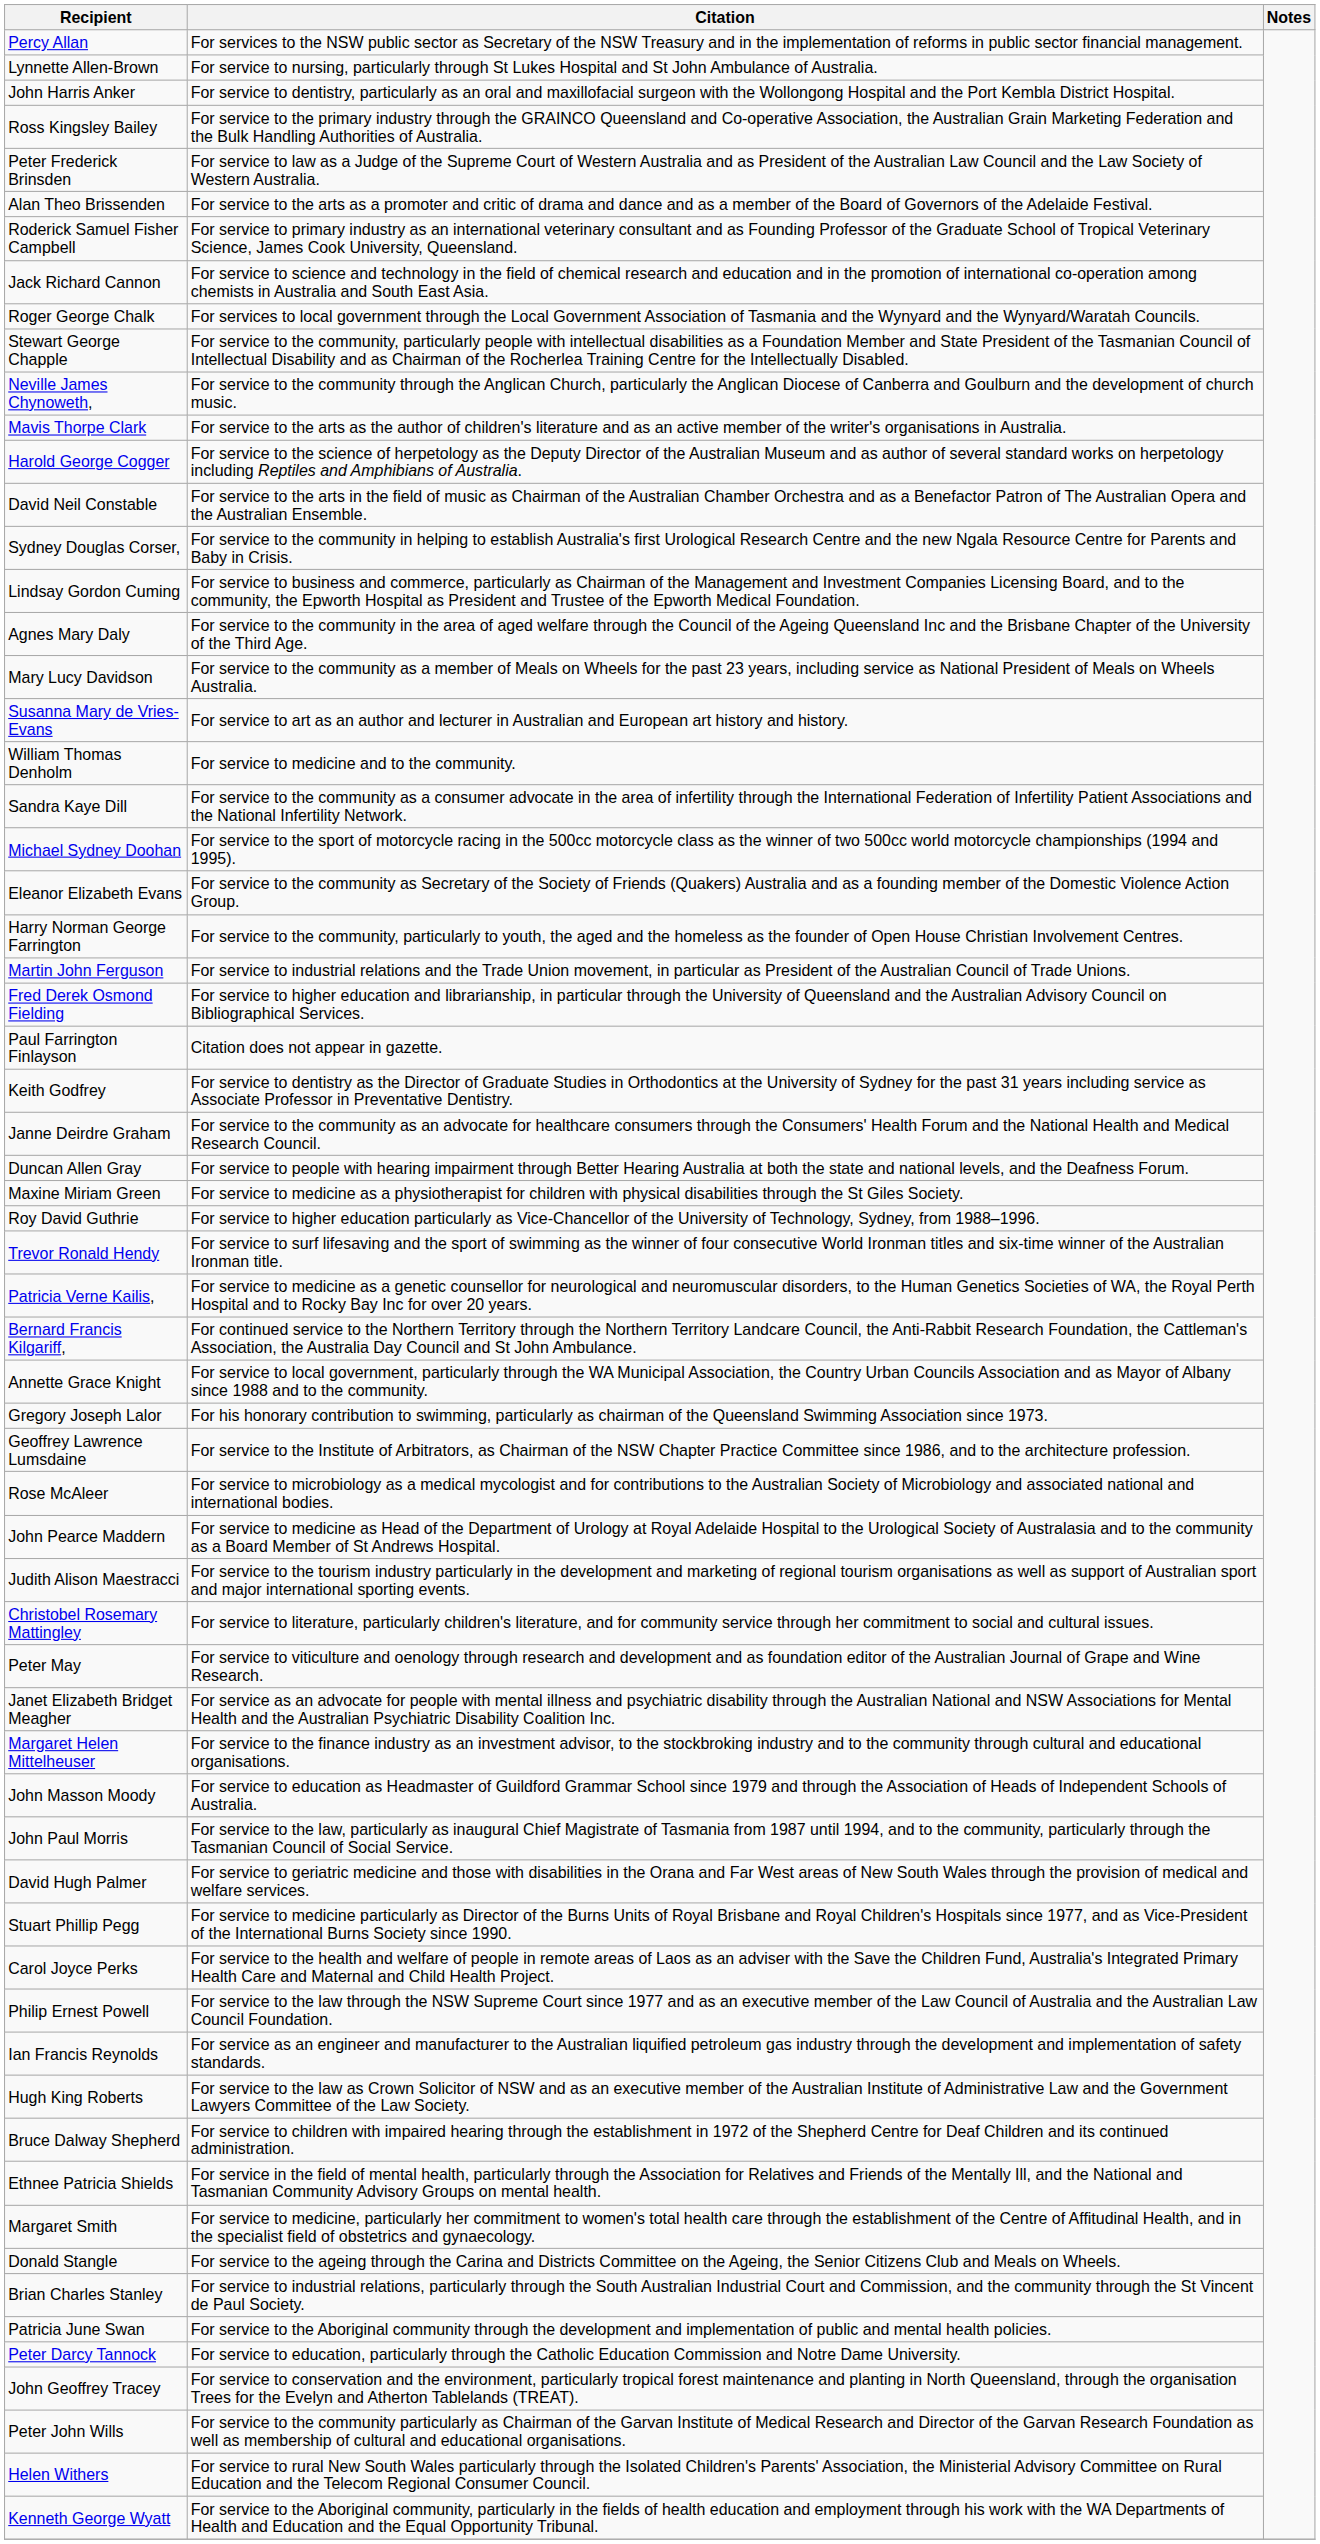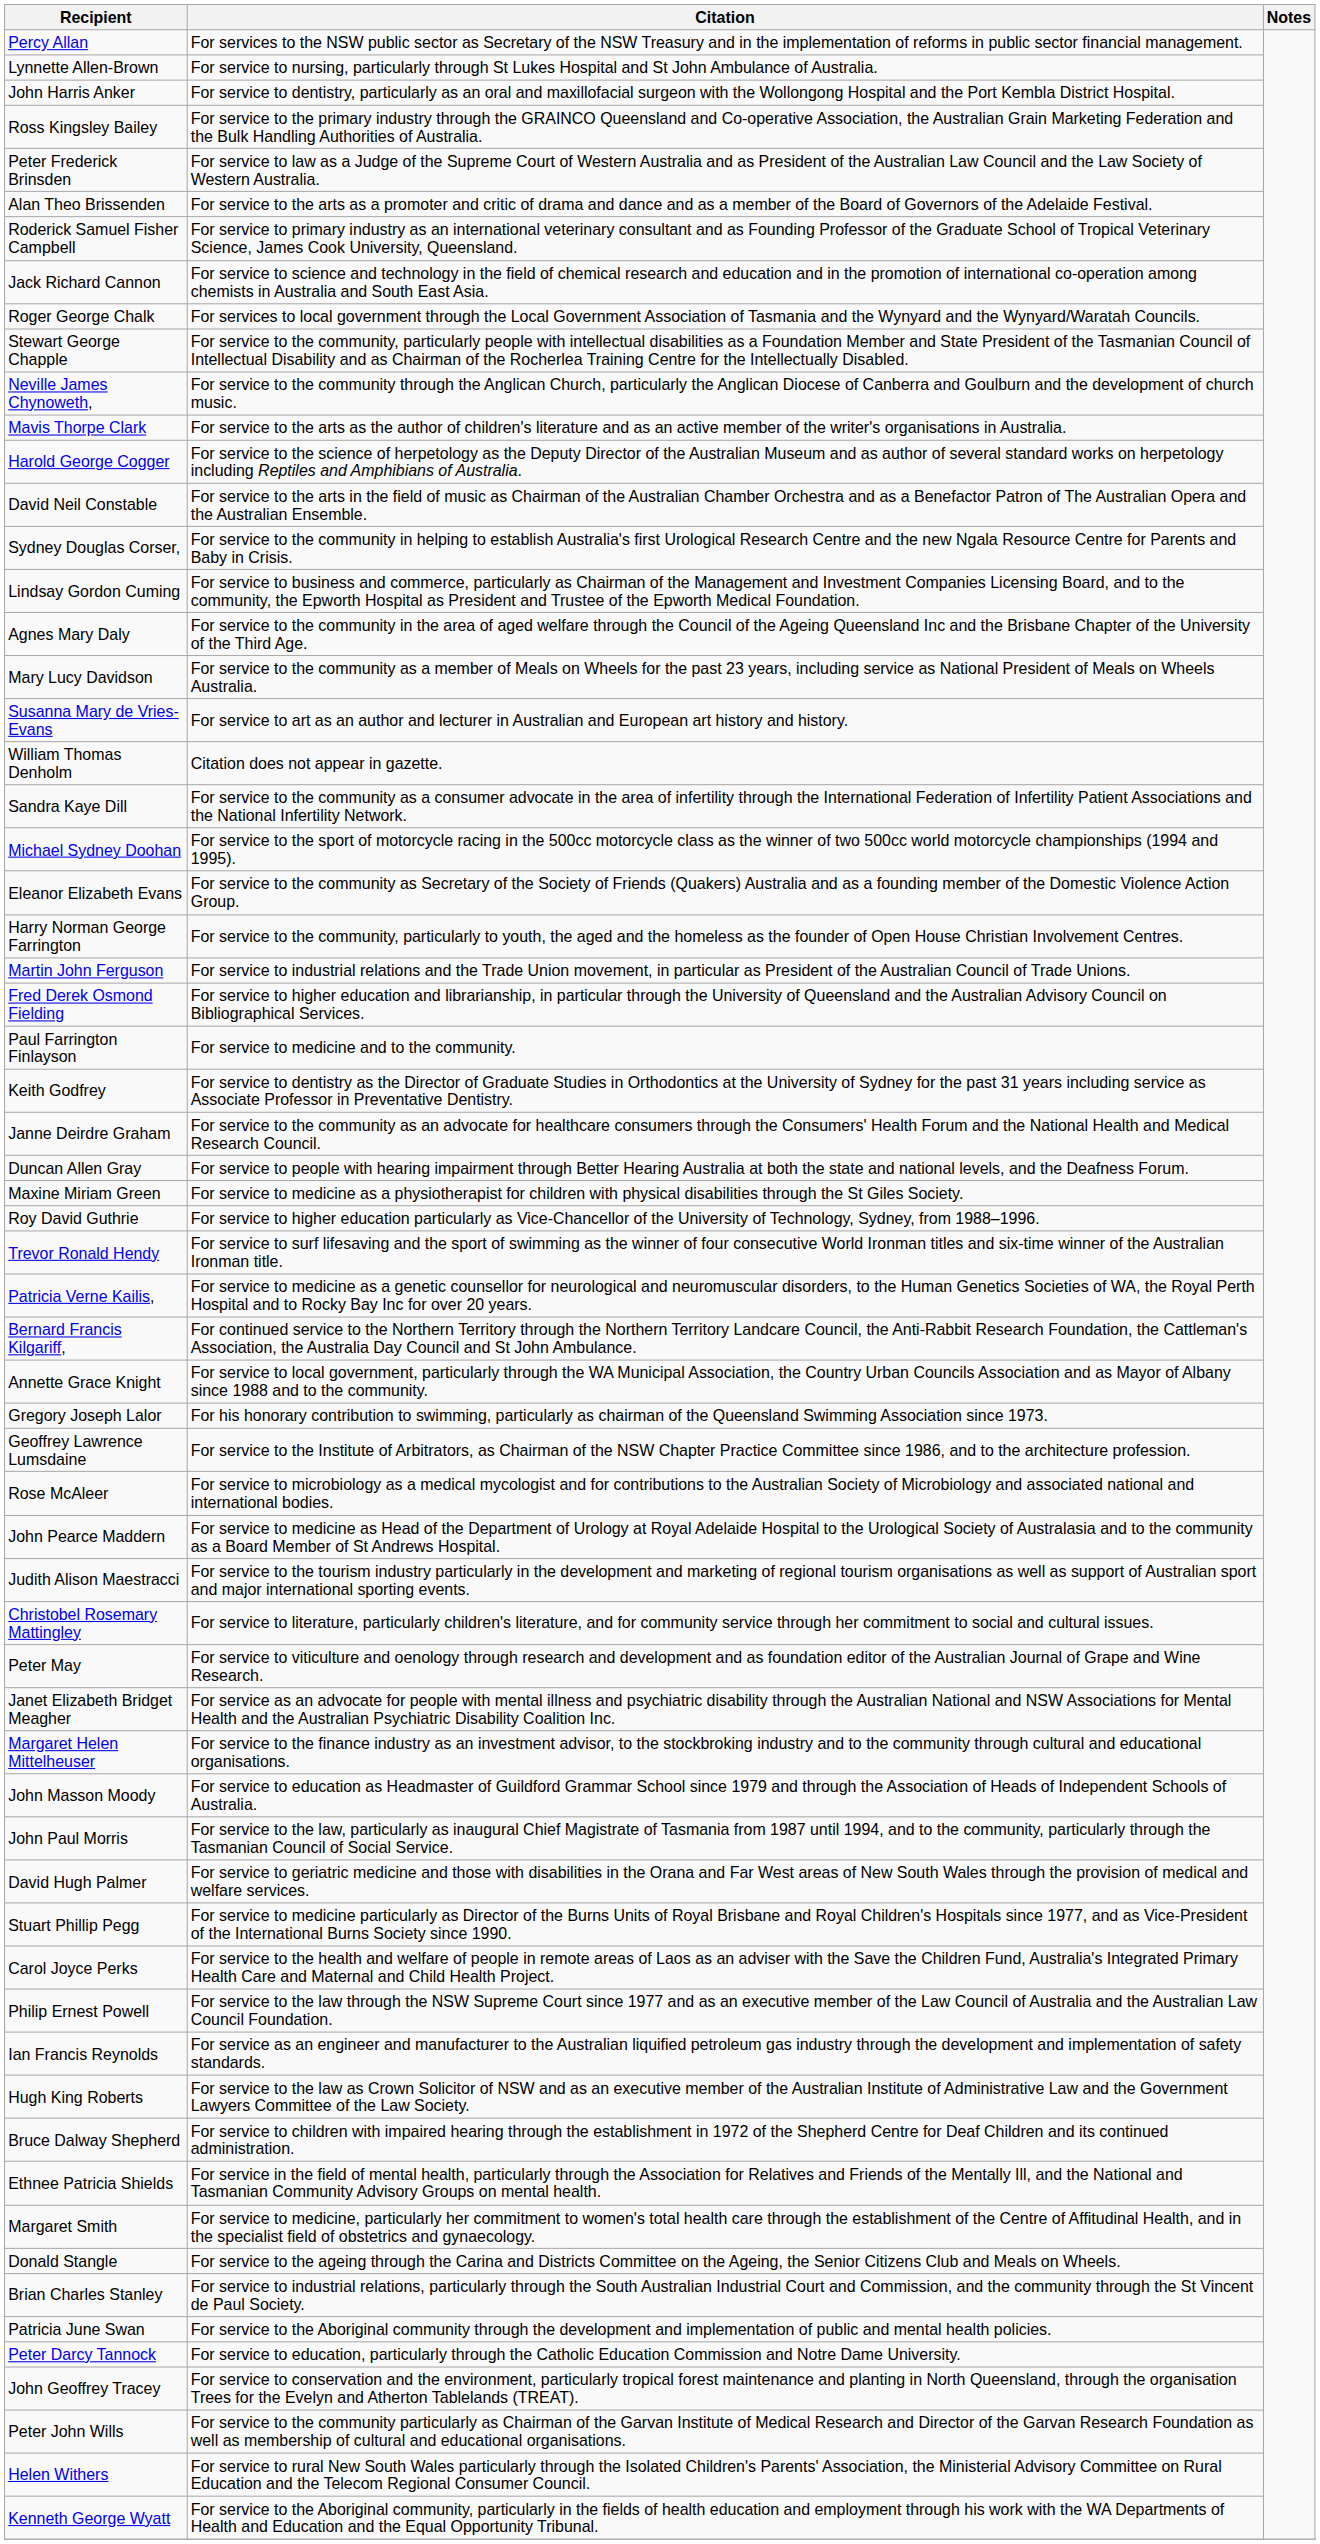(353, 764) For service to medicine and to the community. -> (317, 764) Citation does not appear in gazette.
(317, 1048) Citation does not appear in gazette. -> (353, 1048) For service to medicine and to the community.
